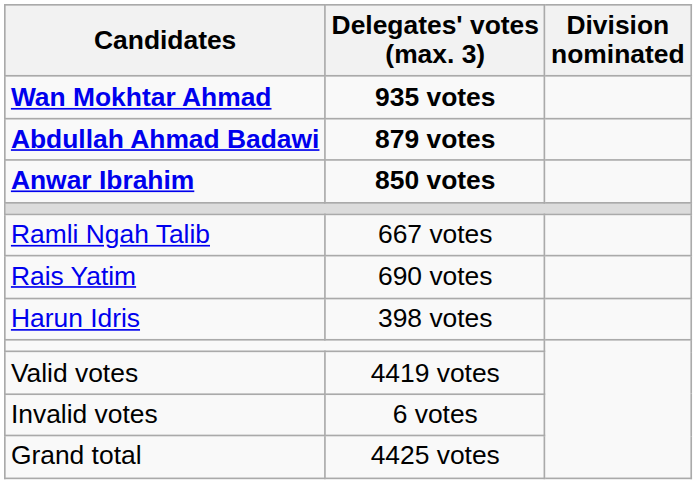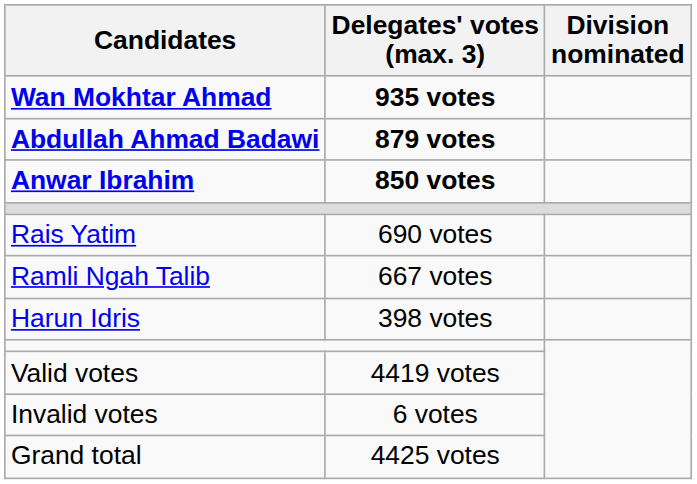rows swapped: (74, 276) <-> (110, 234)
